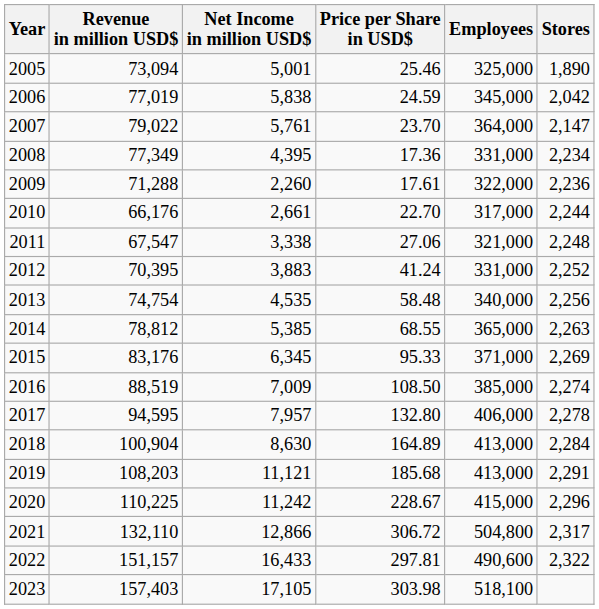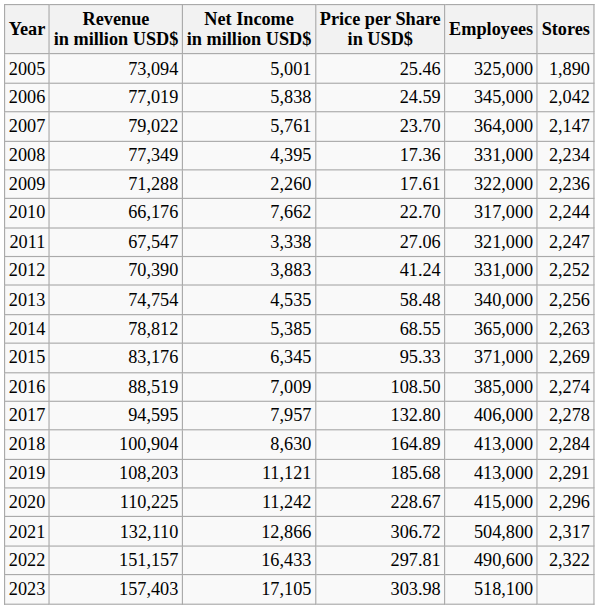(291, 213) 2,661 -> (291, 213) 7,662
(569, 241) 2,248 -> (569, 241) 2,247
(153, 270) 70,395 -> (153, 270) 70,390
